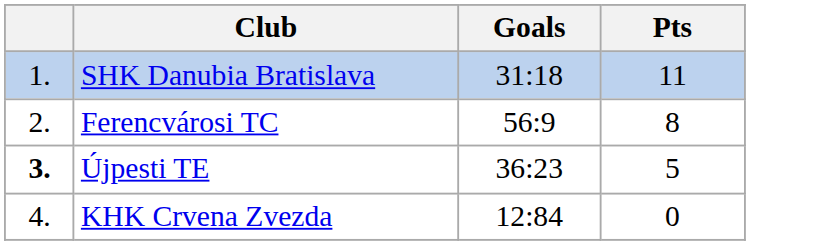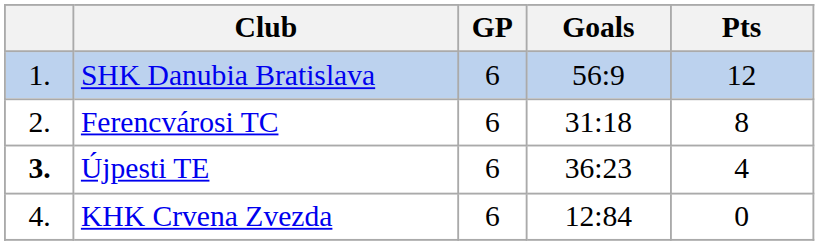+ column: (492, 27)
(529, 74) 31:18 -> (598, 74) 56:9
(672, 74) 11 -> (742, 74) 12
(529, 121) 56:9 -> (598, 121) 31:18
(672, 168) 5 -> (742, 168) 4
